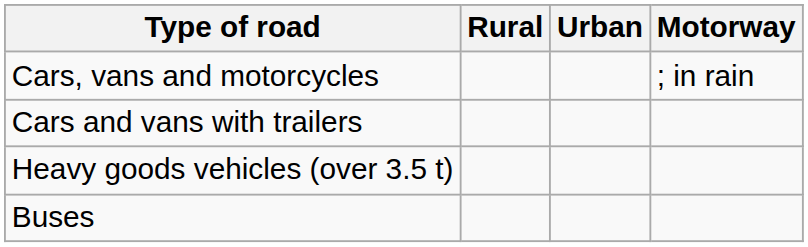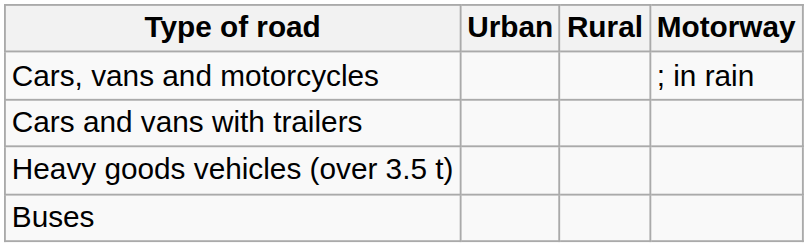columns swapped: (600, 28) <-> (505, 28)
